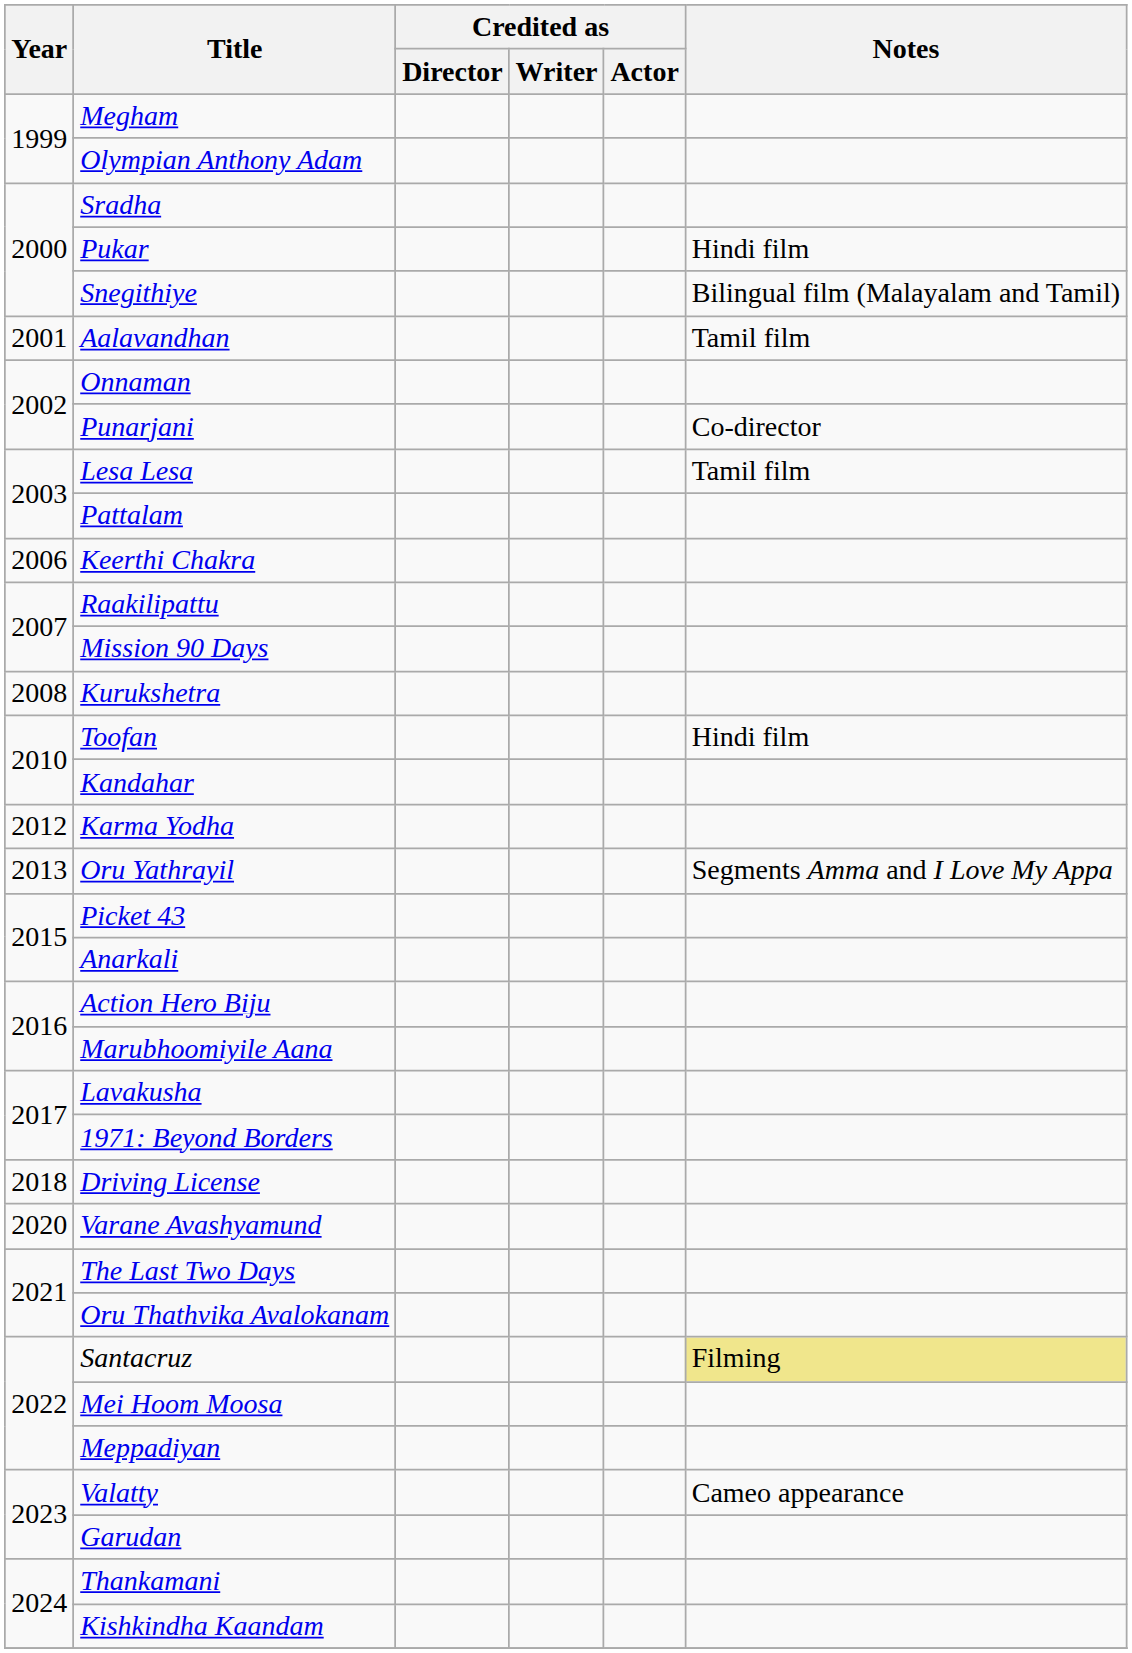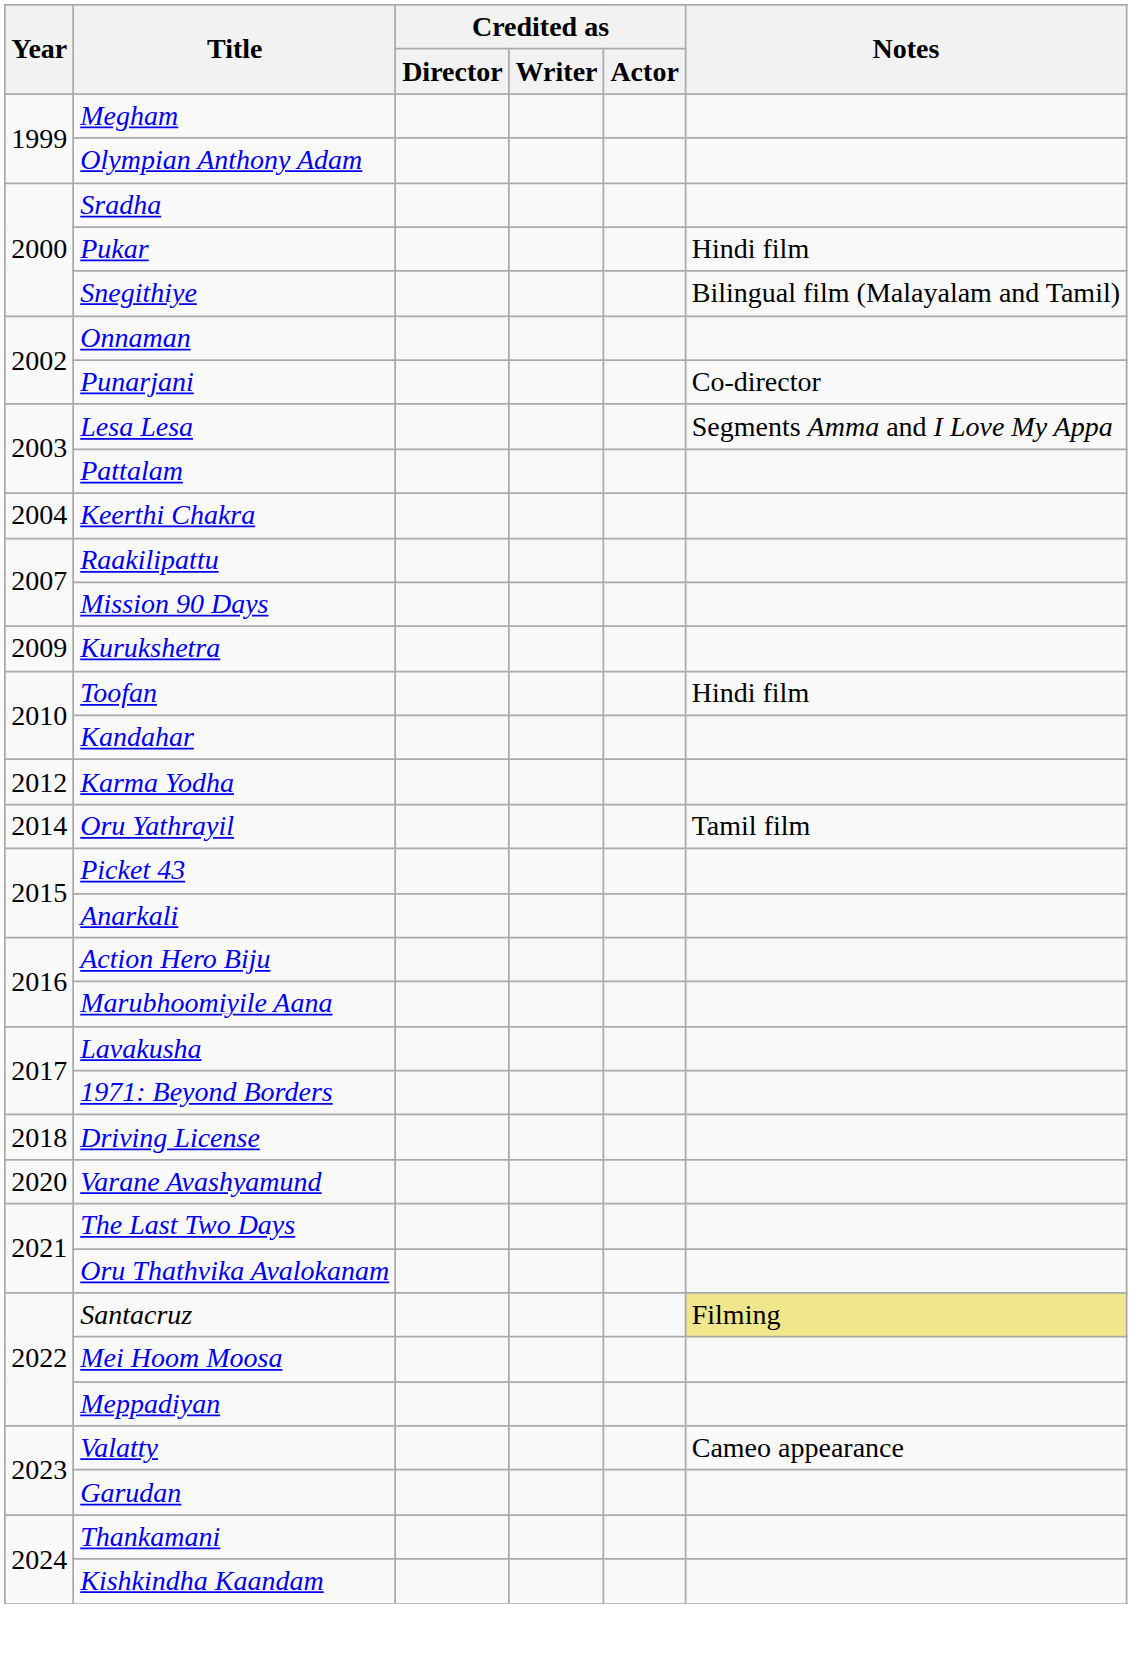- row: (155, 337)
(751, 470) Tamil film -> (902, 426) Segments Amma and I Love My Appa
(39, 559) 2006 -> (39, 515) 2004
(39, 692) 2008 -> (39, 648) 2009
(39, 870) 2013 -> (39, 826) 2014
(902, 870) Segments Amma and I Love My Appa -> (751, 826) Tamil film
